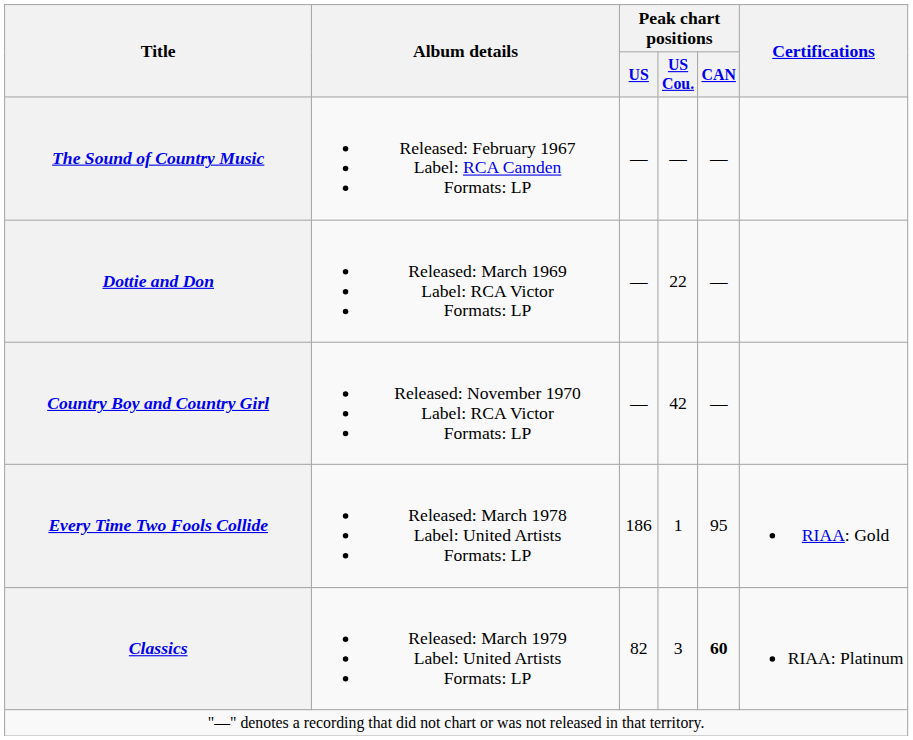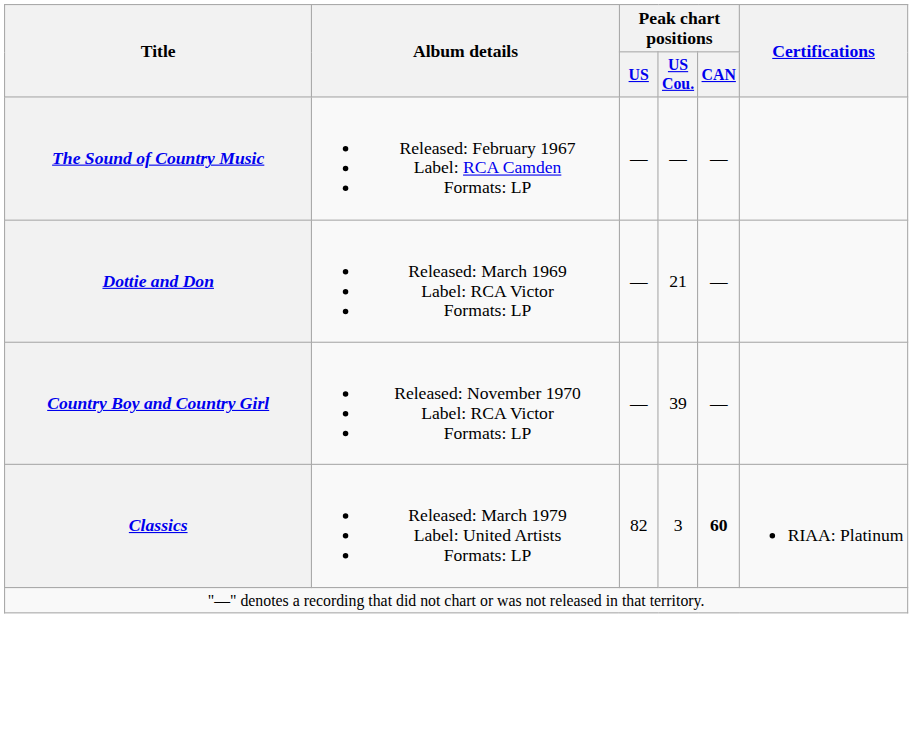(678, 280) 22 -> (678, 280) 21
(678, 403) 42 -> (678, 403) 39
- row: (158, 525)
